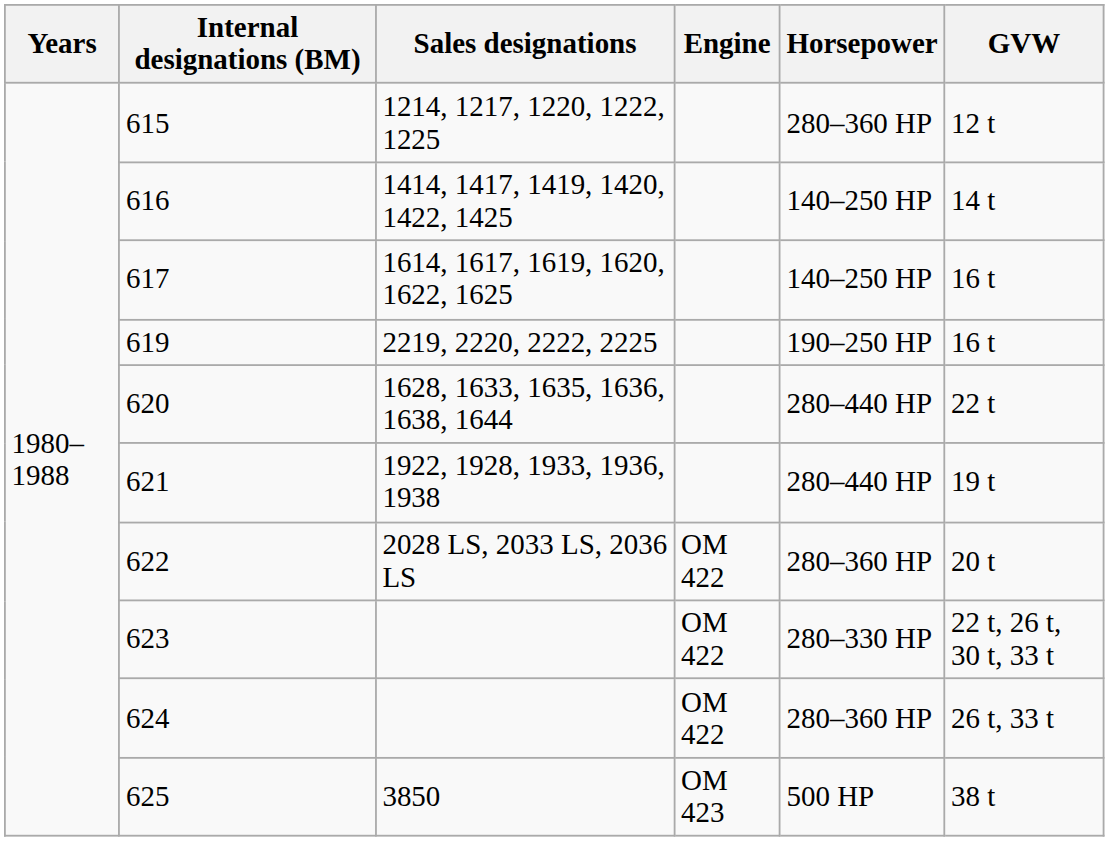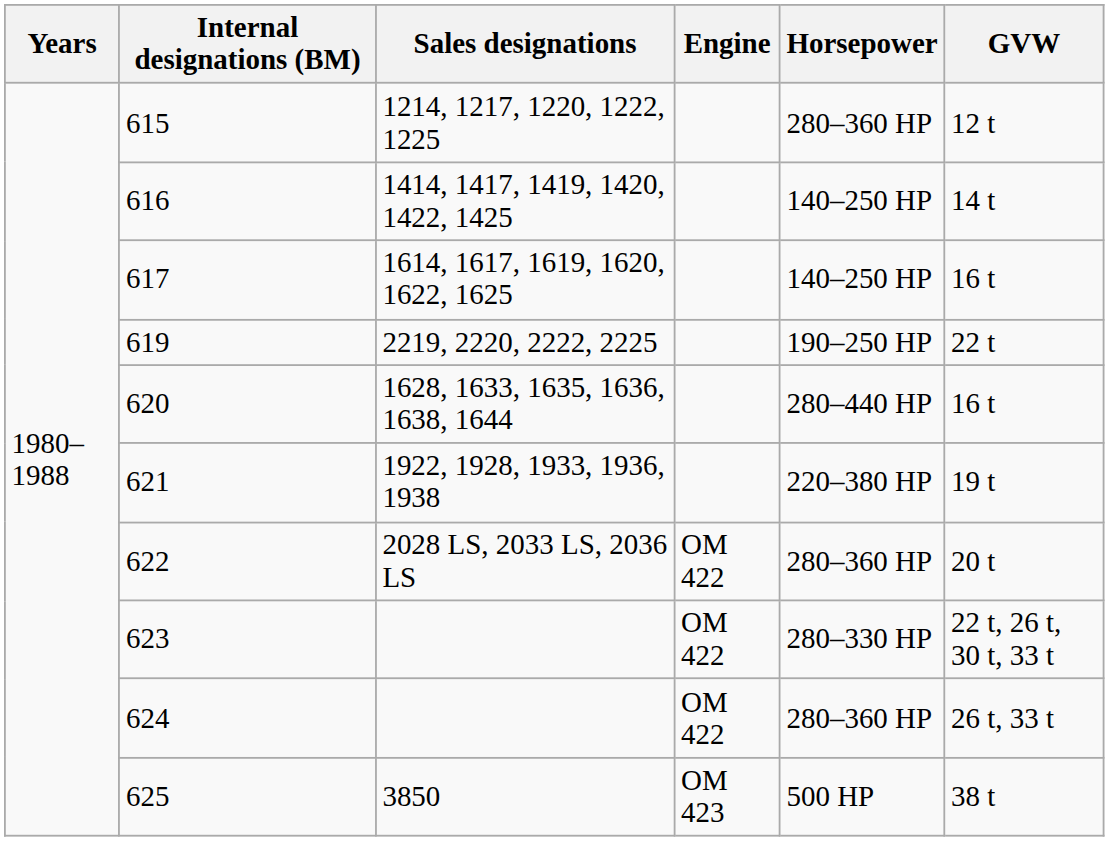(973, 341) 16 t -> (973, 341) 22 t
(973, 403) 22 t -> (973, 403) 16 t
(859, 482) 280–440 HP -> (859, 482) 220–380 HP
